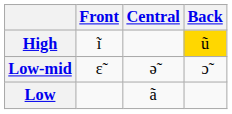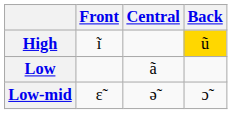rows swapped: (40, 69) <-> (40, 95)
